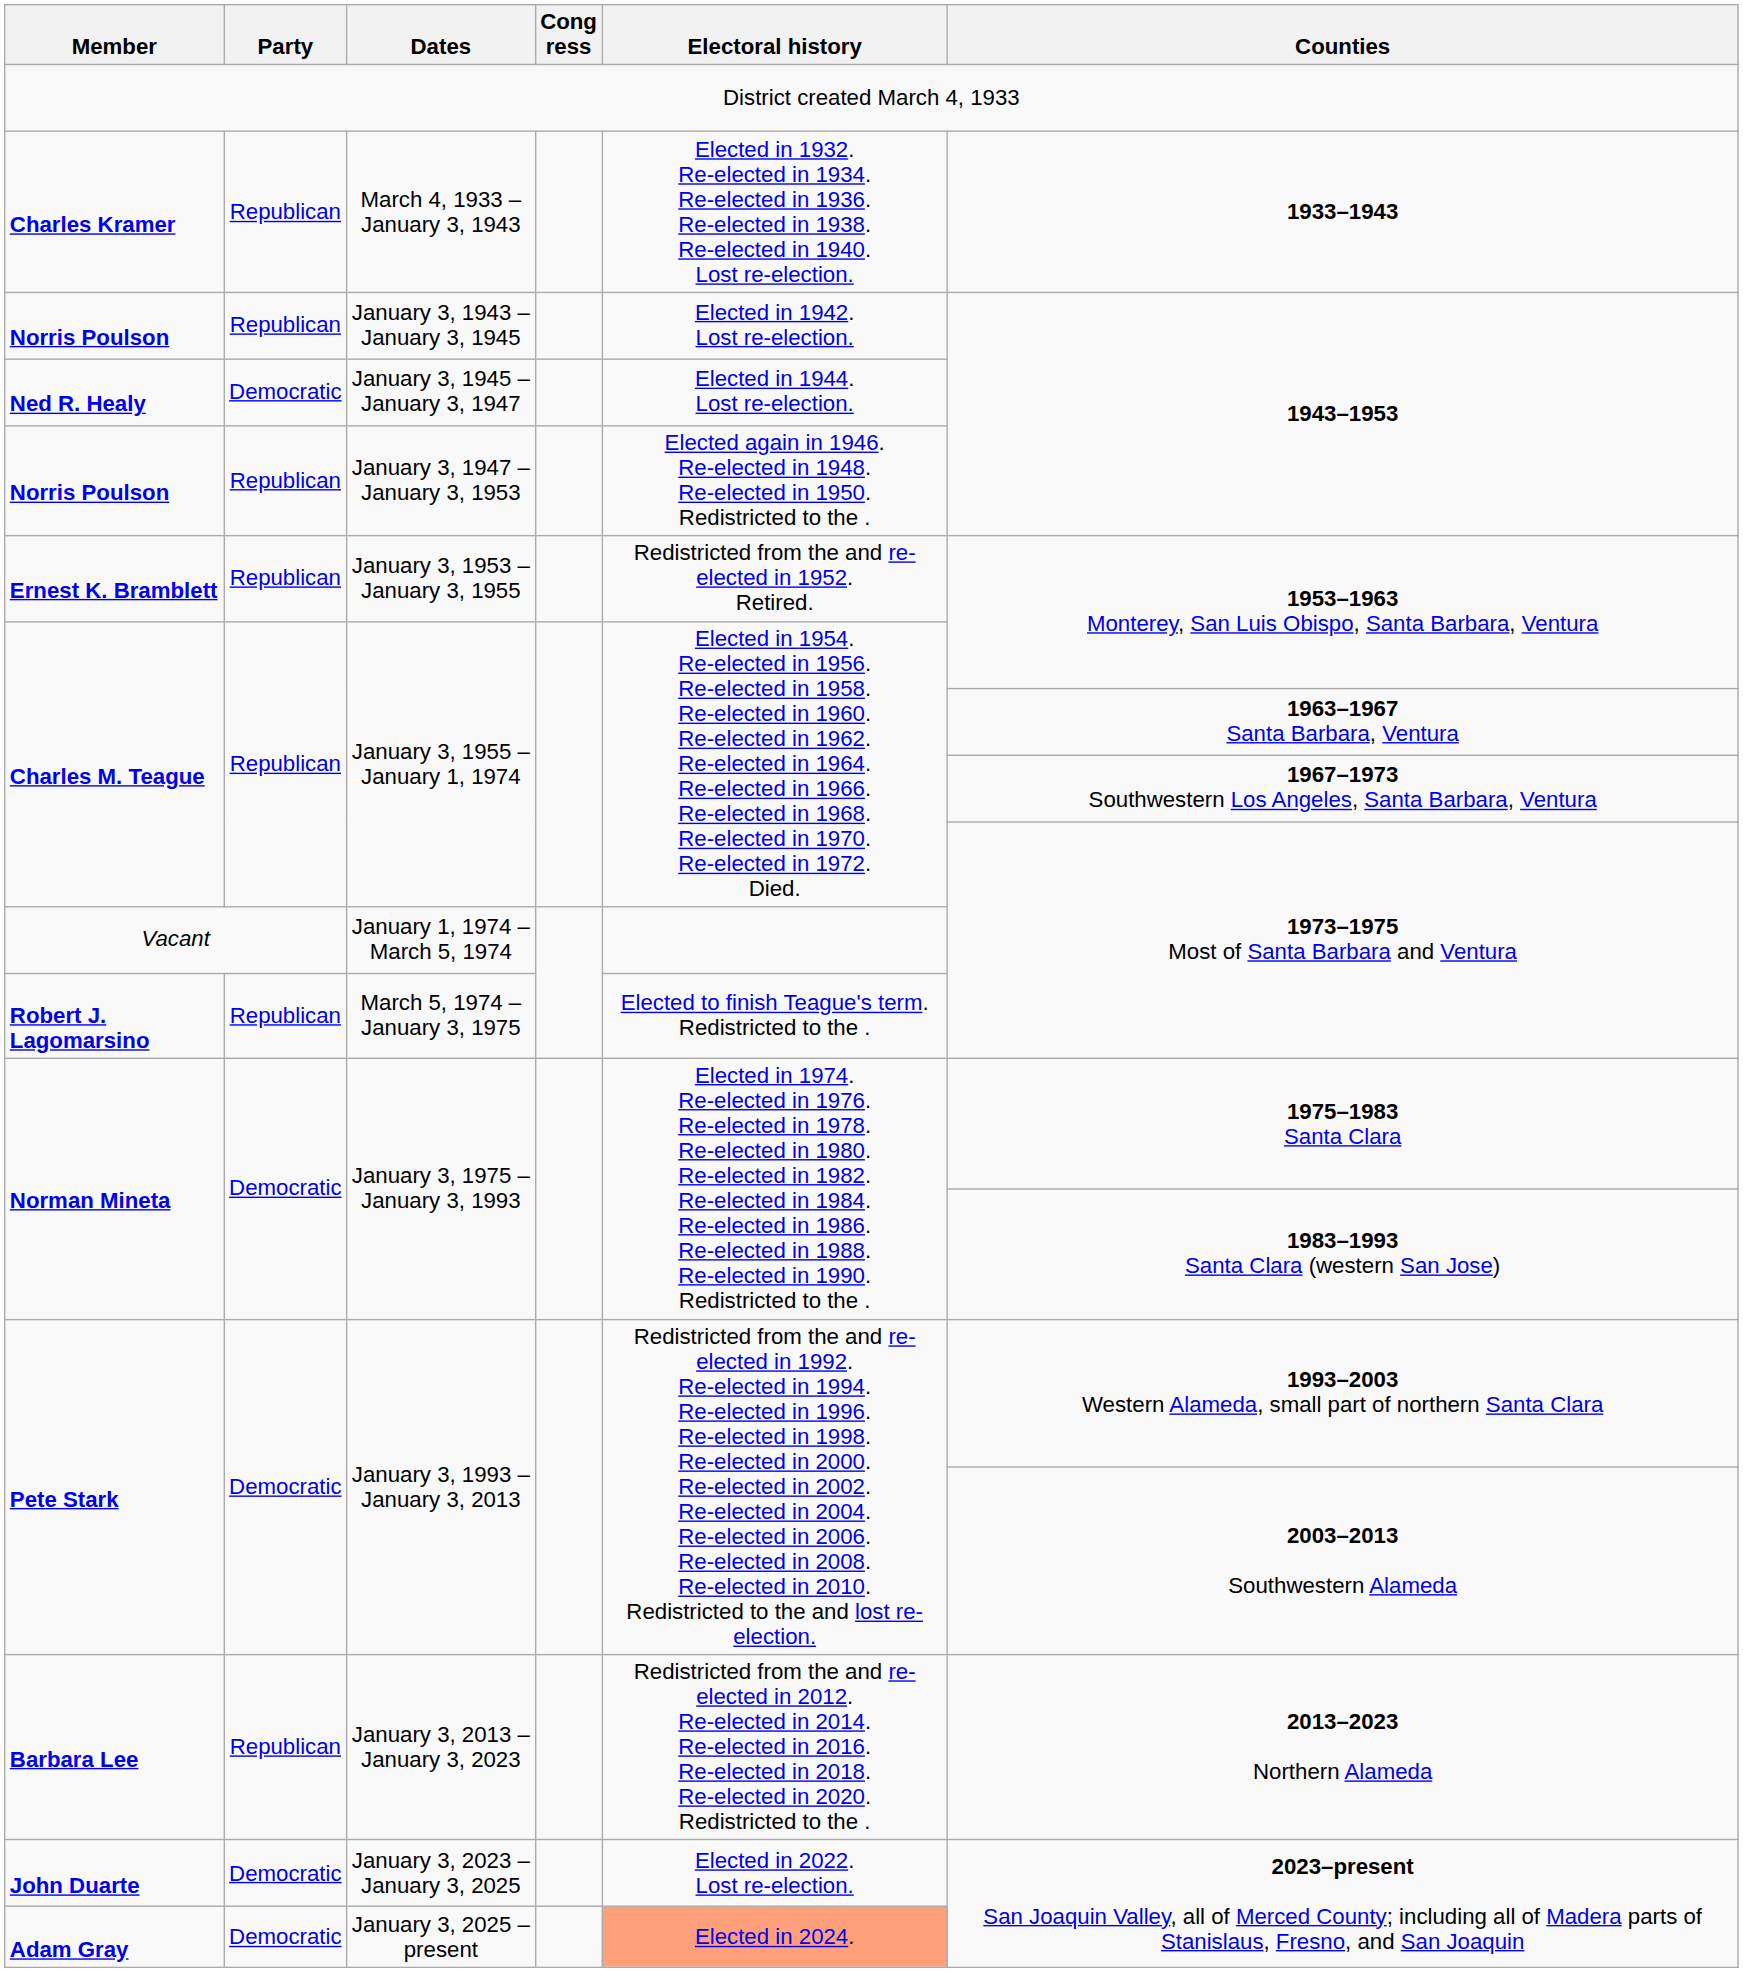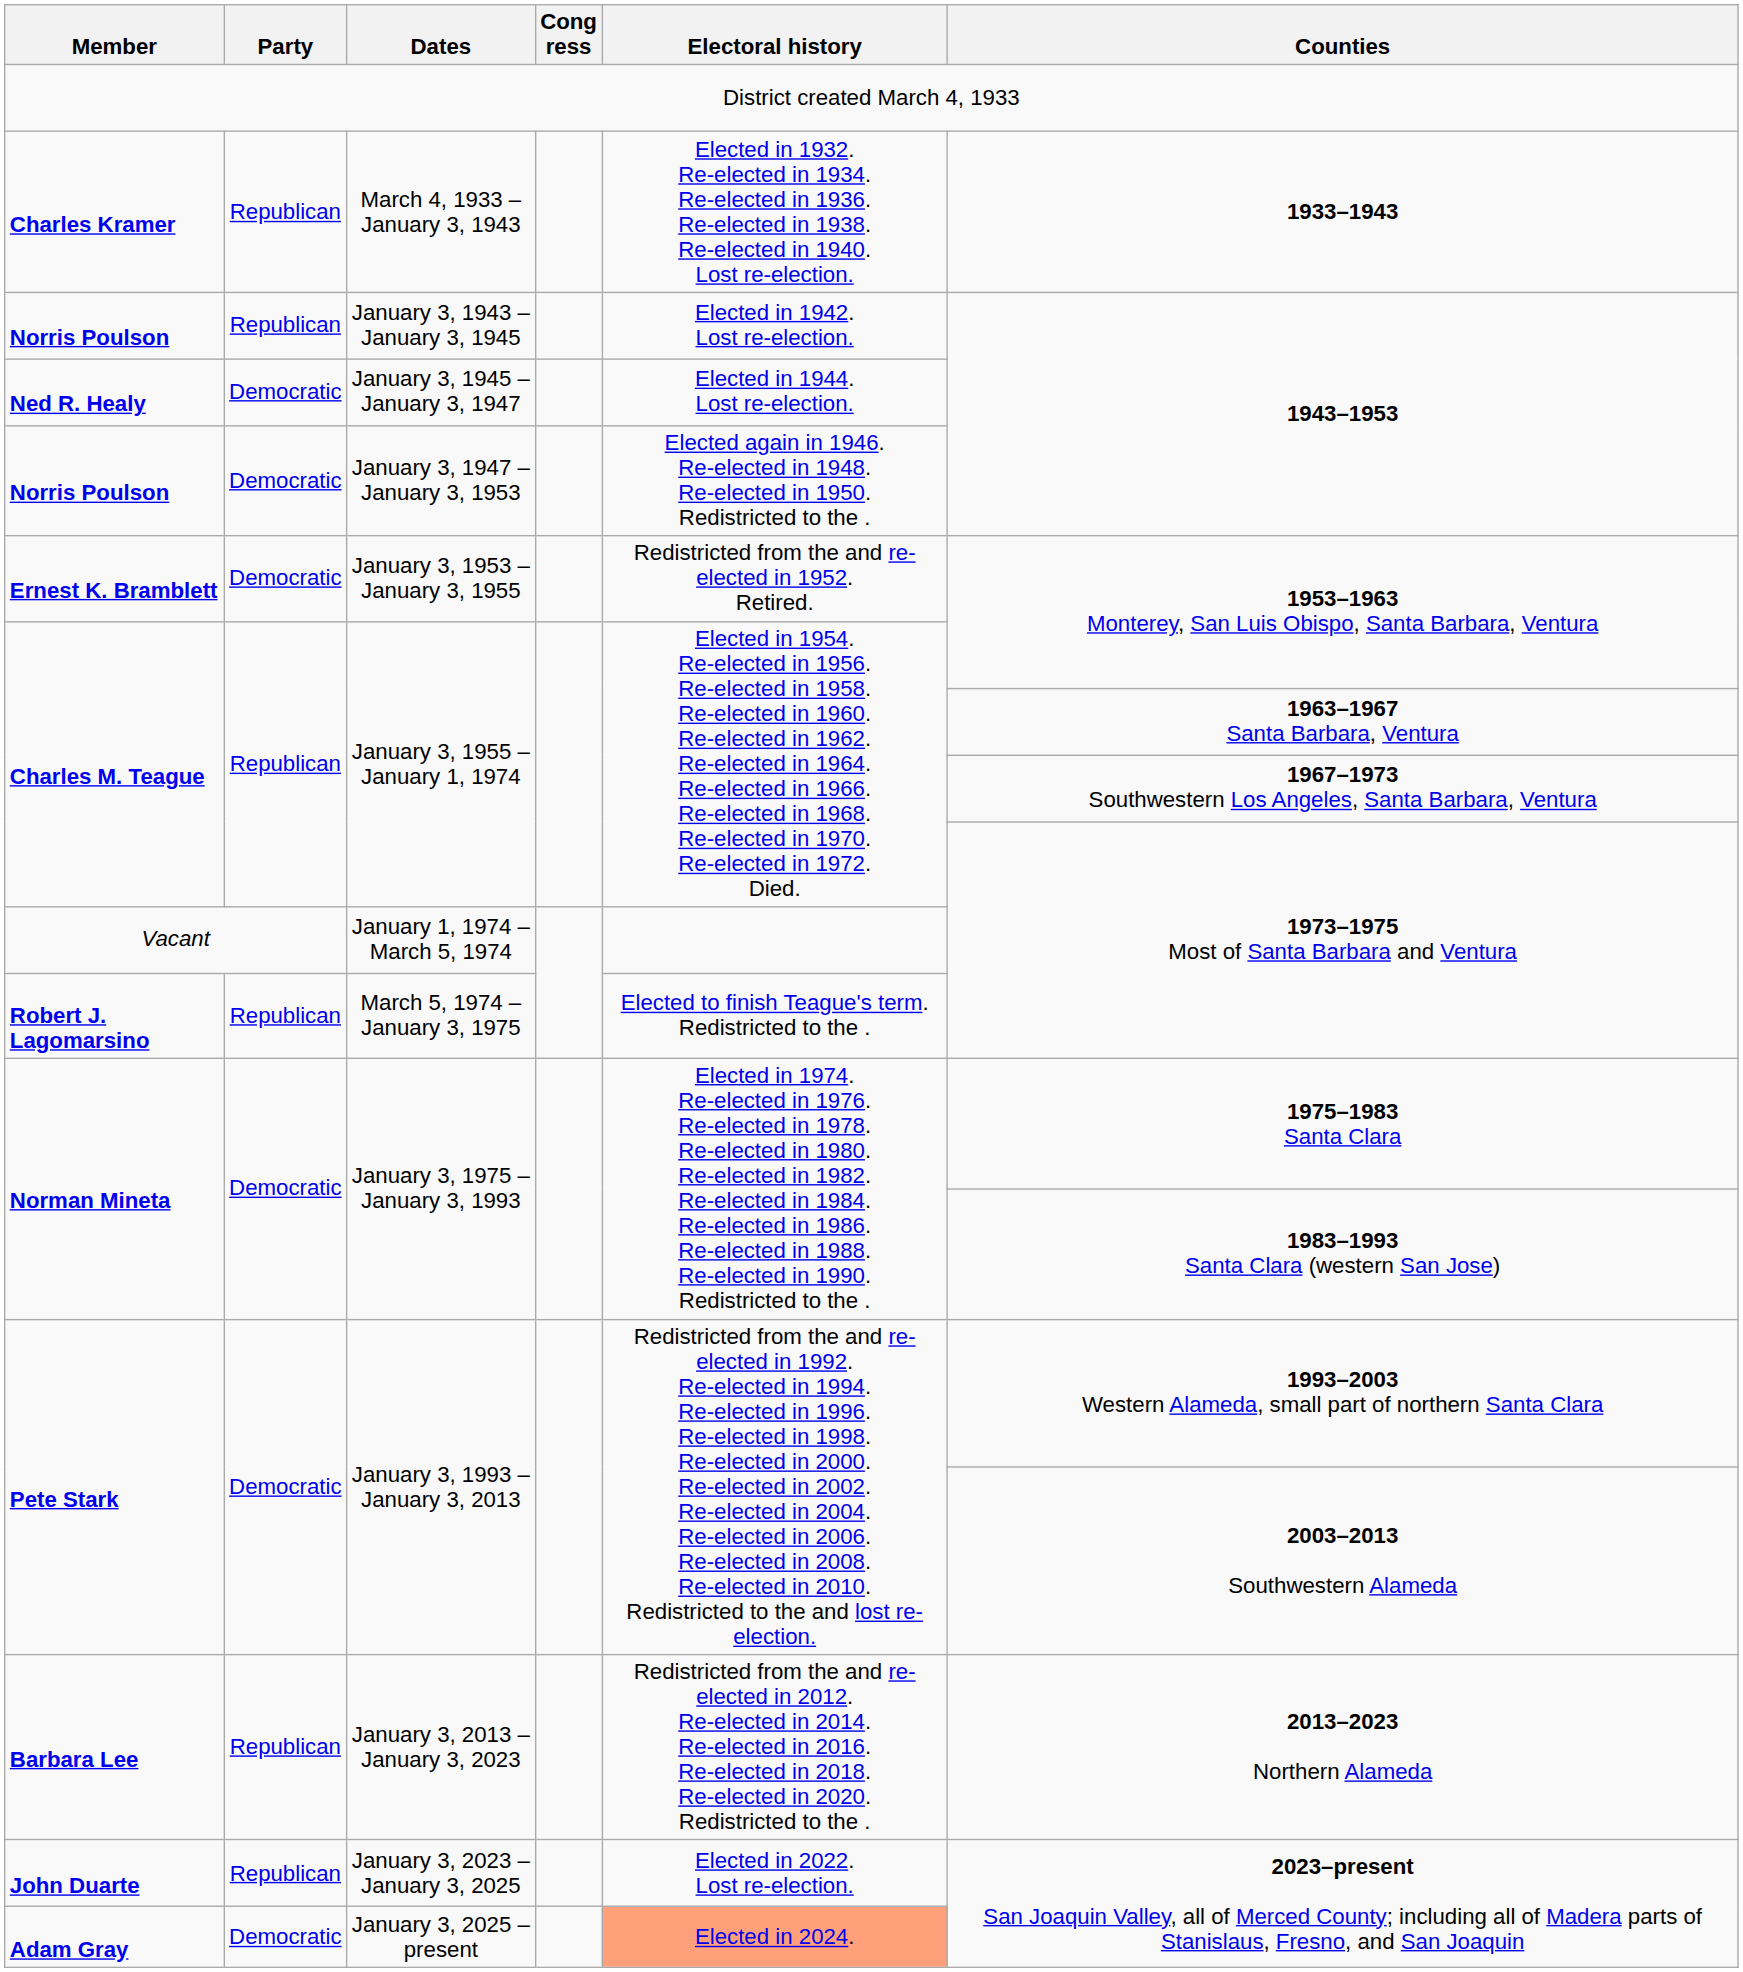(285, 480) Republican -> (285, 480) Democratic
(285, 578) Republican -> (285, 578) Democratic
(285, 1873) Democratic -> (285, 1873) Republican
